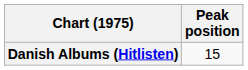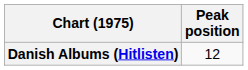(212, 53) 15 -> (212, 53) 12
